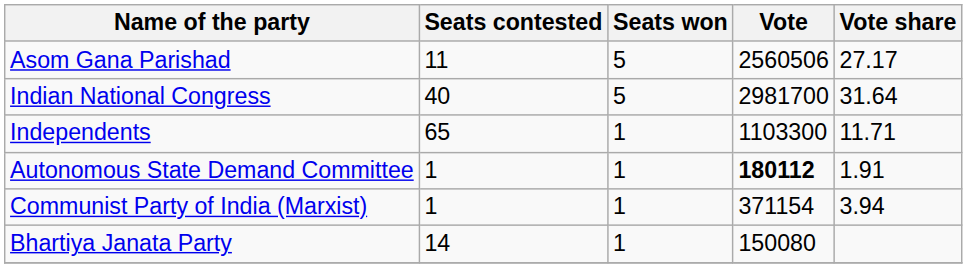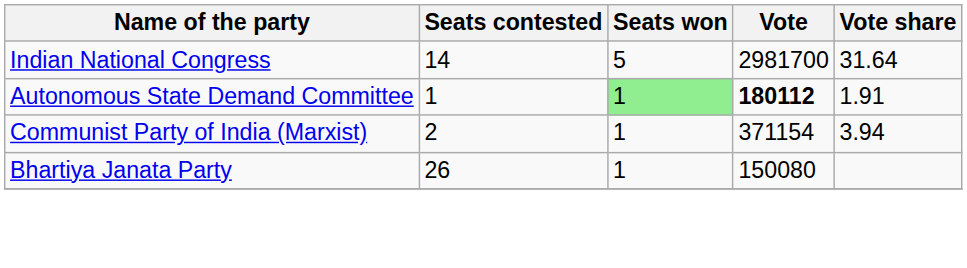- row: (120, 59)
(437, 96) 40 -> (437, 59) 14
- row: (80, 133)
(619, 170) no background -> (619, 96) lightgreen background
(431, 206) 1 -> (431, 133) 2
(437, 243) 14 -> (437, 170) 26
